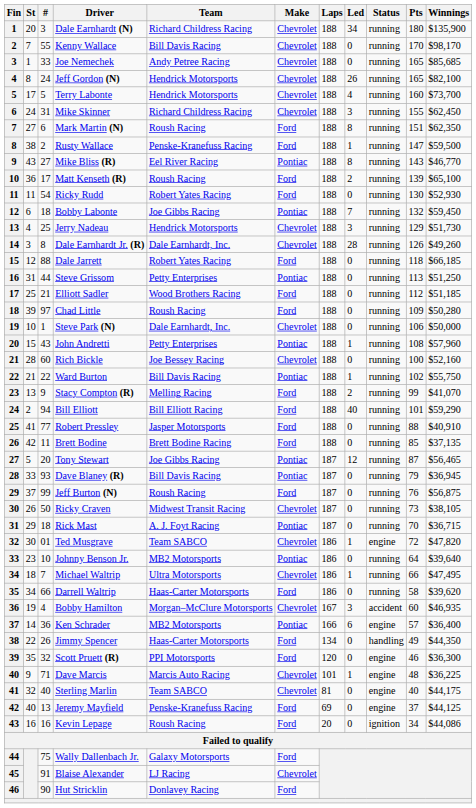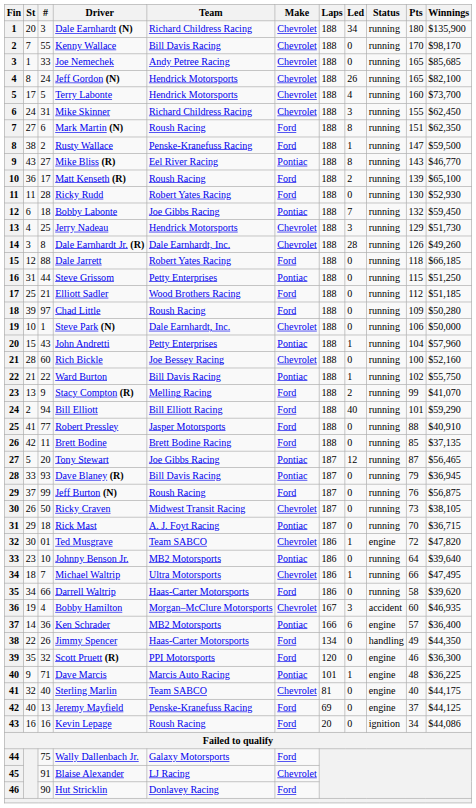(46, 194) 54 -> (46, 194) 28
(416, 277) 113 -> (416, 277) 115
(416, 343) 108 -> (416, 343) 104
(297, 674) Chevrolet -> (292, 674) Pontiac
